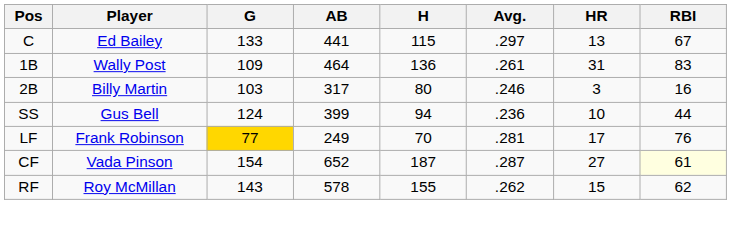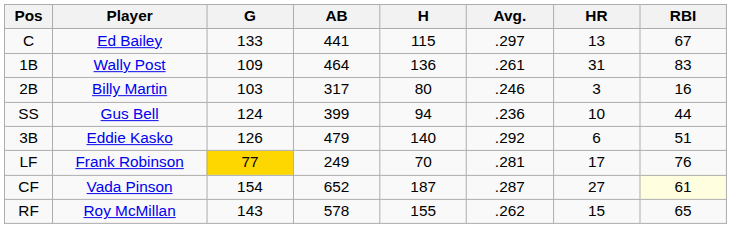+ row: (29, 138)
(683, 187) 62 -> (683, 211) 65
